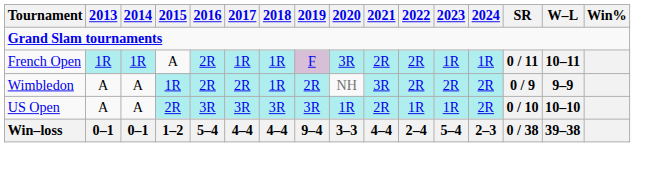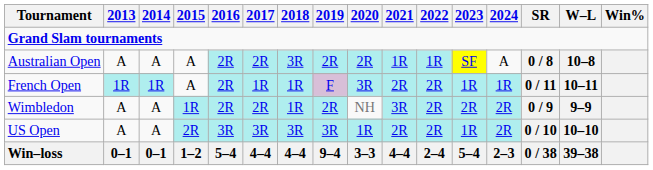+ row: (54, 61)
(416, 107) 1R -> (434, 130) 2R
